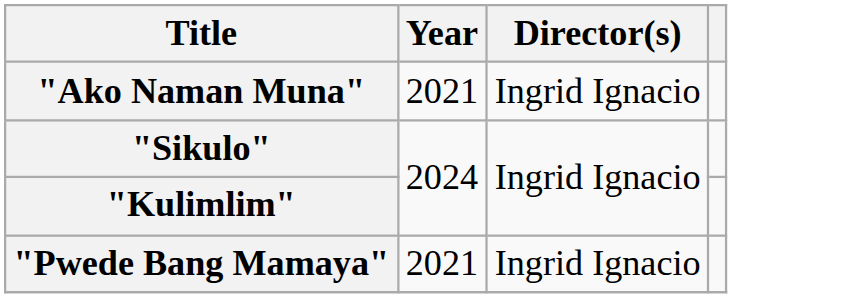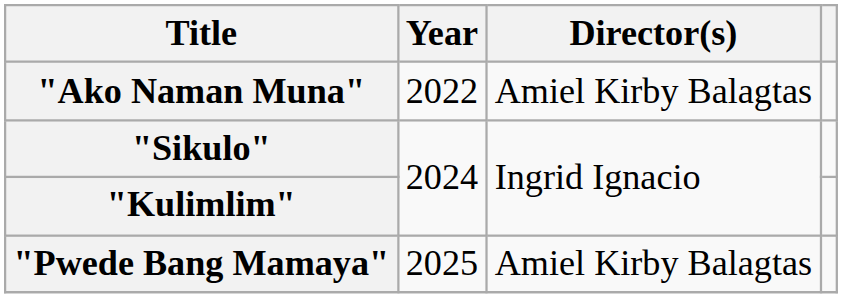(442, 90) 2021 -> (442, 90) 2022
(598, 90) Ingrid Ignacio -> (653, 90) Amiel Kirby Balagtas
(442, 262) 2021 -> (442, 262) 2025
(598, 262) Ingrid Ignacio -> (653, 262) Amiel Kirby Balagtas
